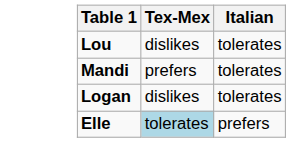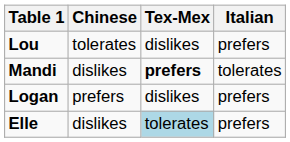+ column: (105, 18)
(250, 44) tolerates -> (244, 44) prefers
(171, 71) normal -> (173, 71) bold
(250, 97) tolerates -> (244, 97) prefers
